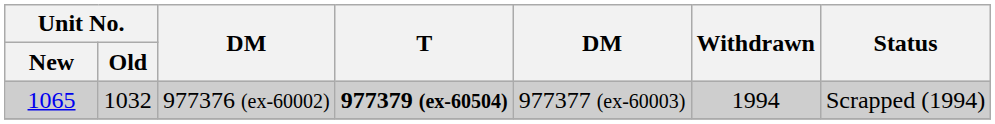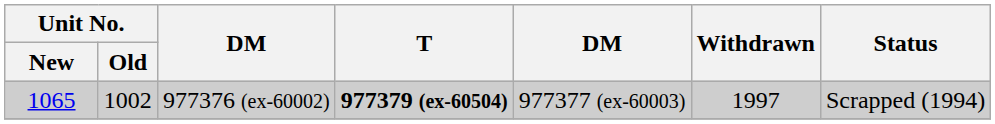(128, 99) 1032 -> (128, 99) 1002
(756, 99) 1994 -> (756, 99) 1997
